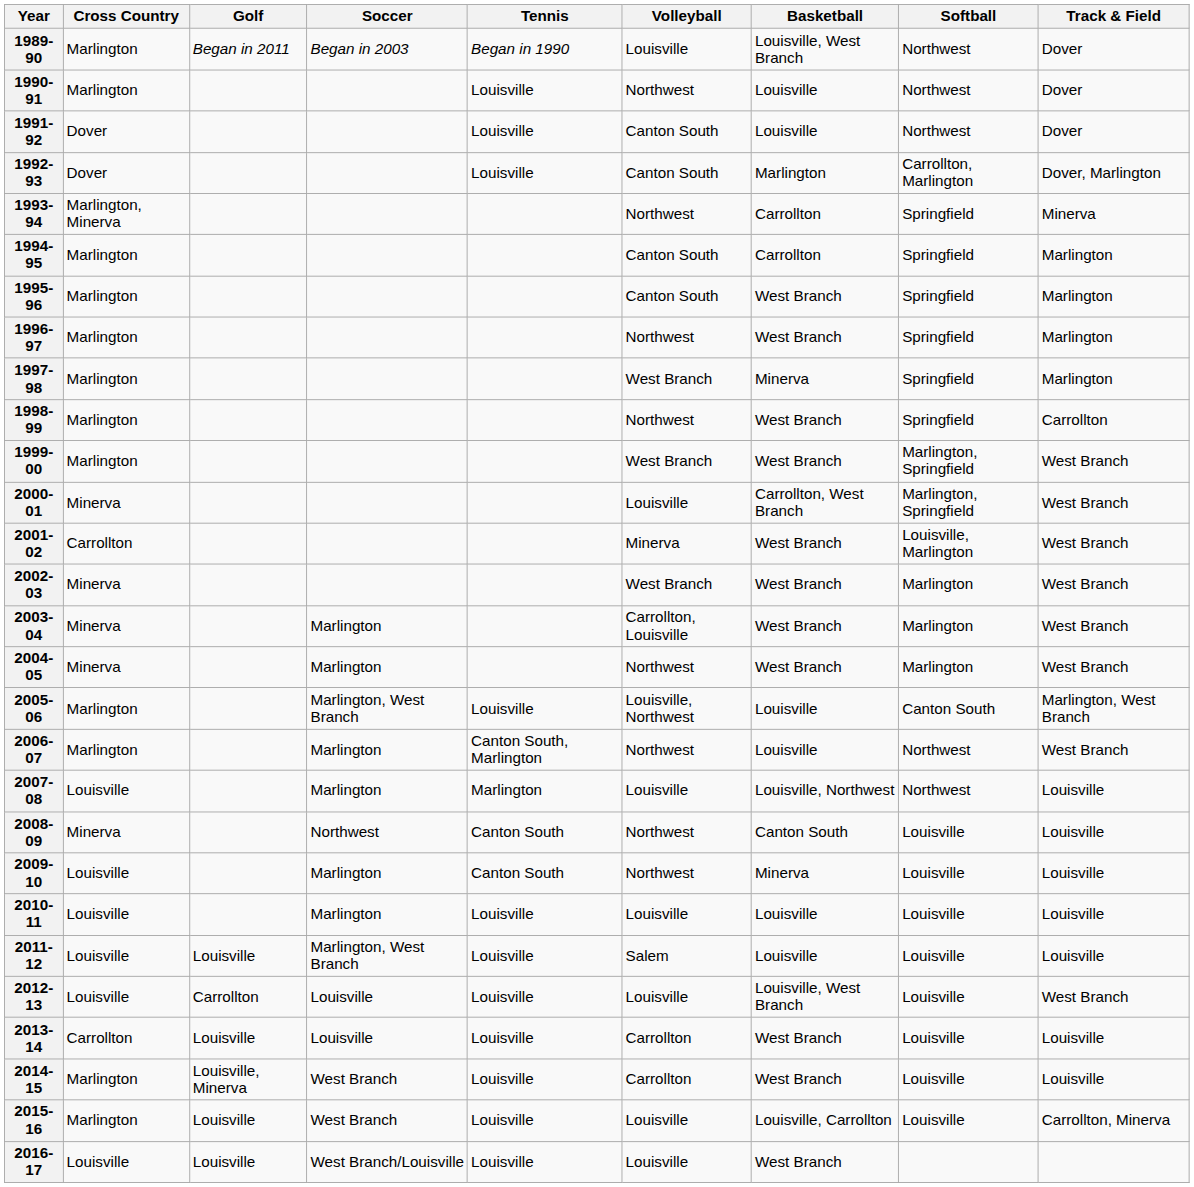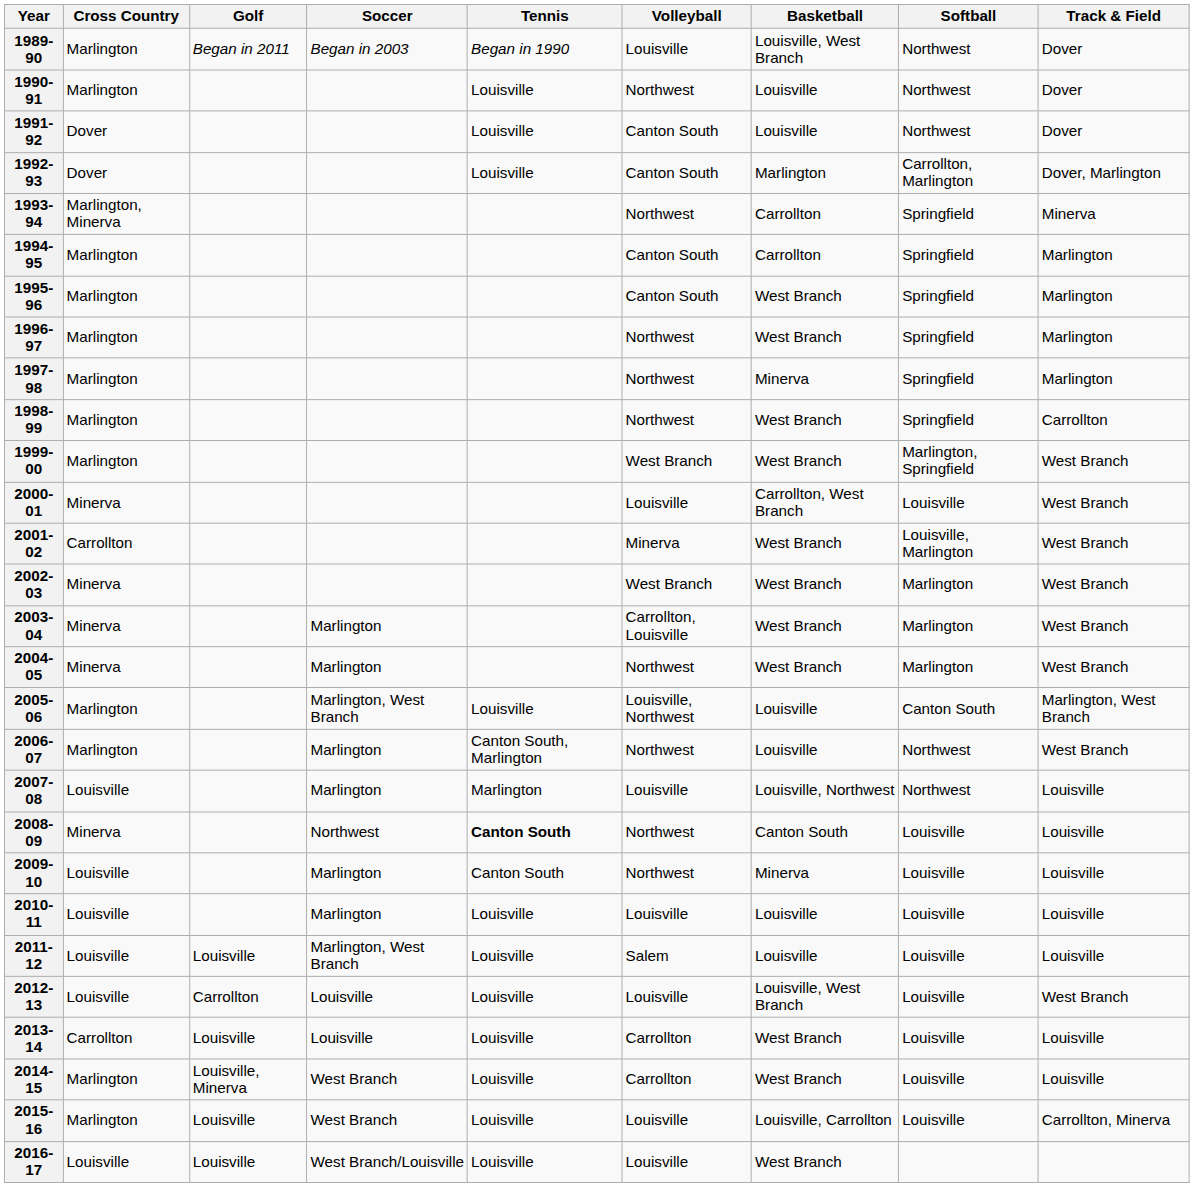(669, 378) West Branch -> (660, 378) Northwest
(940, 502) Marlington, Springfield -> (933, 502) Louisville
(518, 832) normal -> (521, 832) bold
